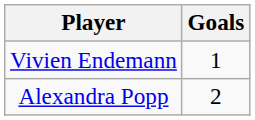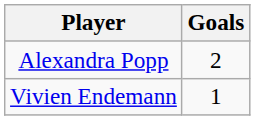rows swapped: (93, 96) <-> (93, 59)
